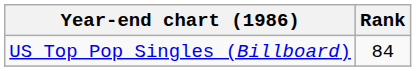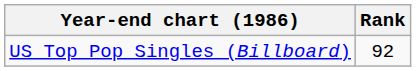(383, 51) 84 -> (383, 51) 92
